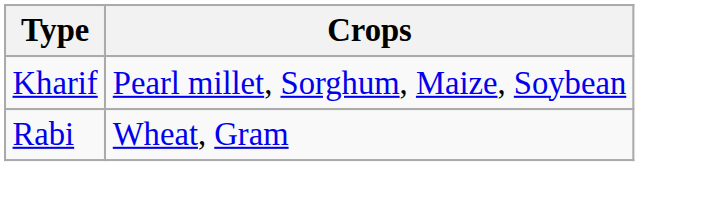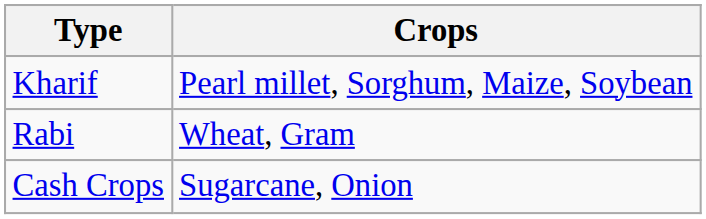+ row: (88, 185)
